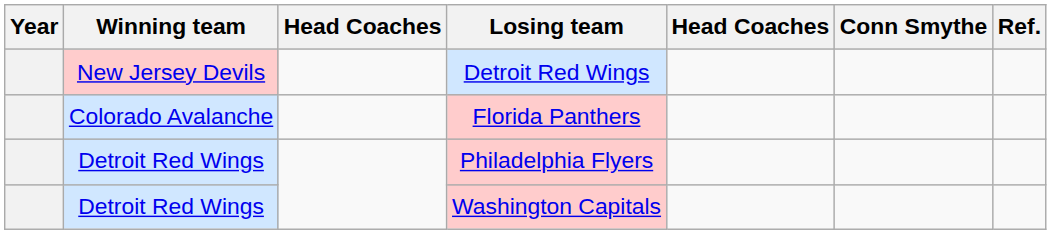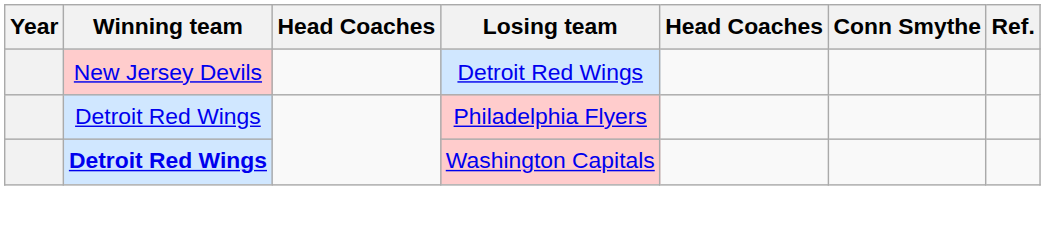- row: (557, 116)
(171, 206) normal -> (168, 161) bold
